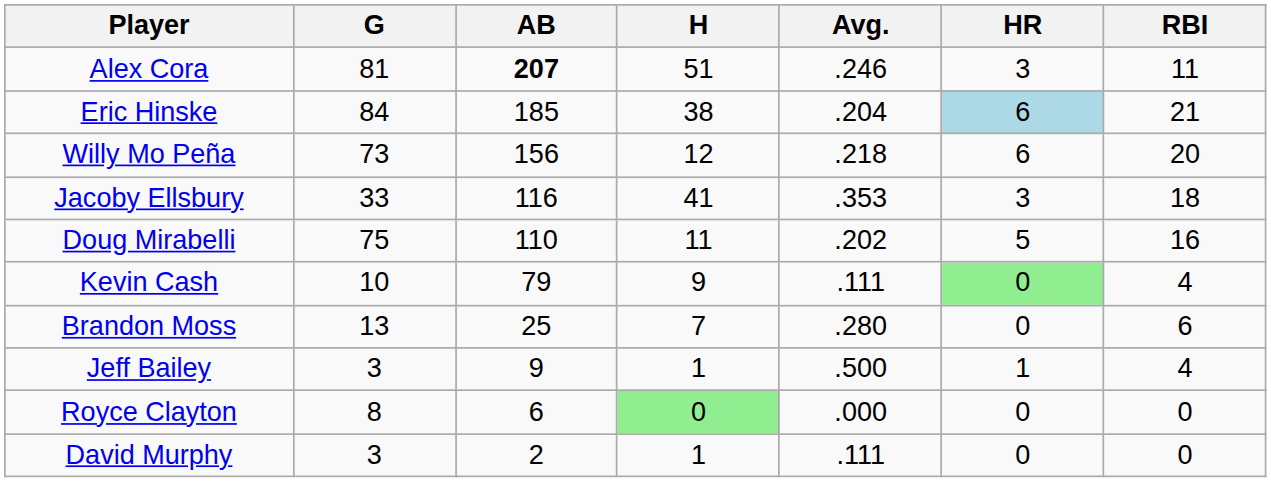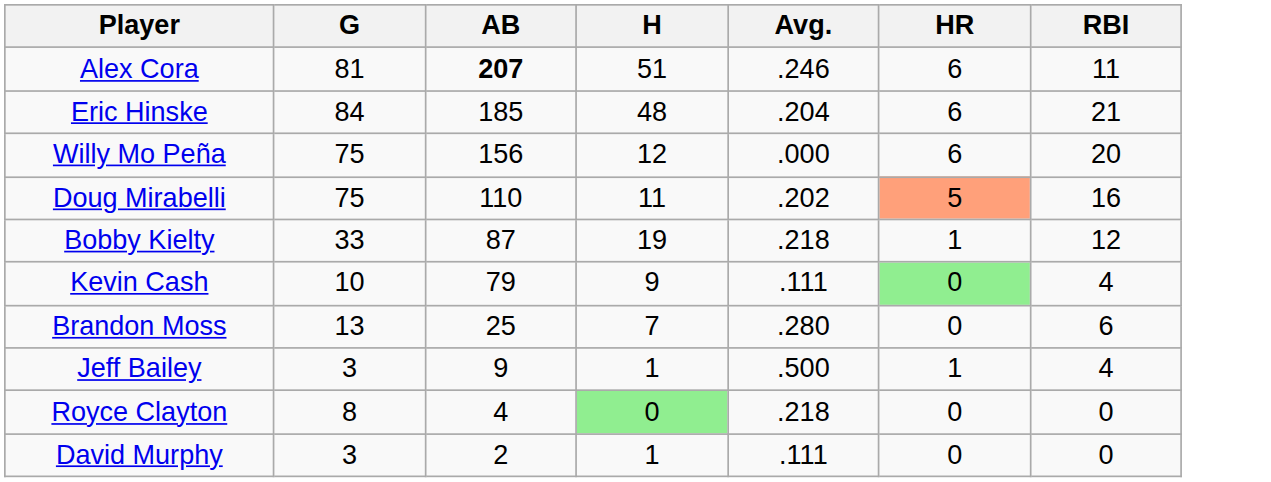(1023, 68) 3 -> (955, 68) 6
(699, 111) 38 -> (652, 111) 48
(1023, 111) lightblue background -> (955, 111) no background
(374, 154) 73 -> (349, 154) 75
(861, 154) .218 -> (803, 154) .000
- row: (149, 197)
(1023, 240) no background -> (955, 197) lightsalmon background
+ row: (139, 240)
(536, 411) 6 -> (501, 411) 4
(861, 411) .000 -> (803, 411) .218
